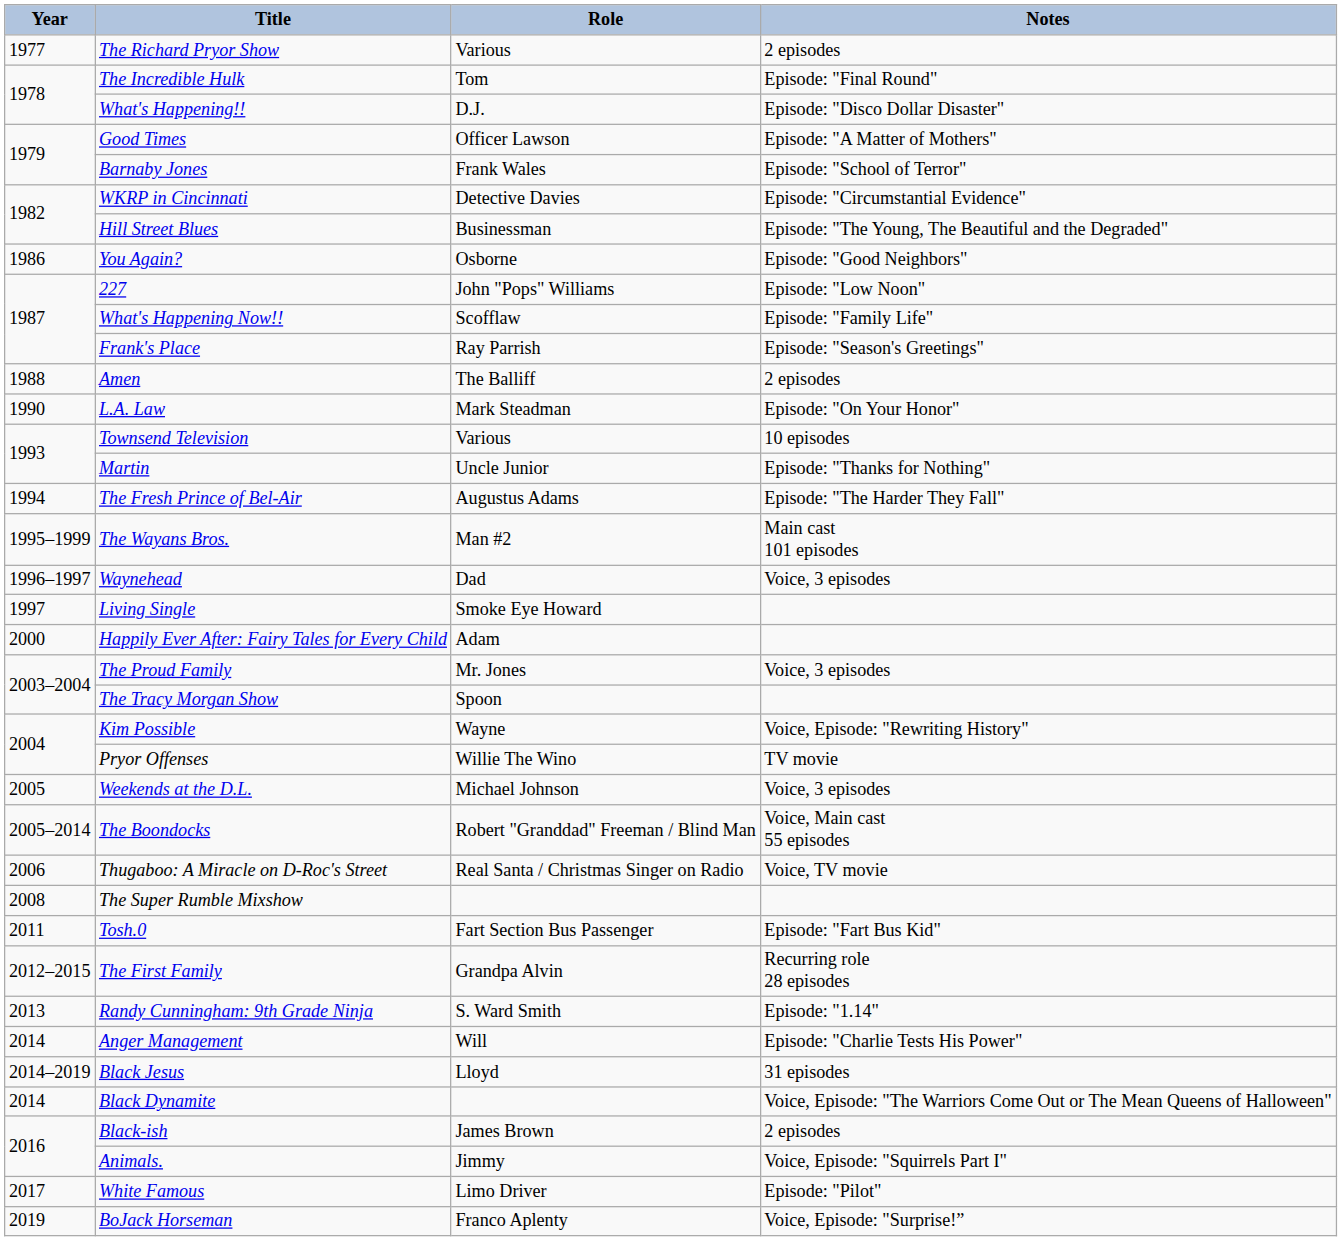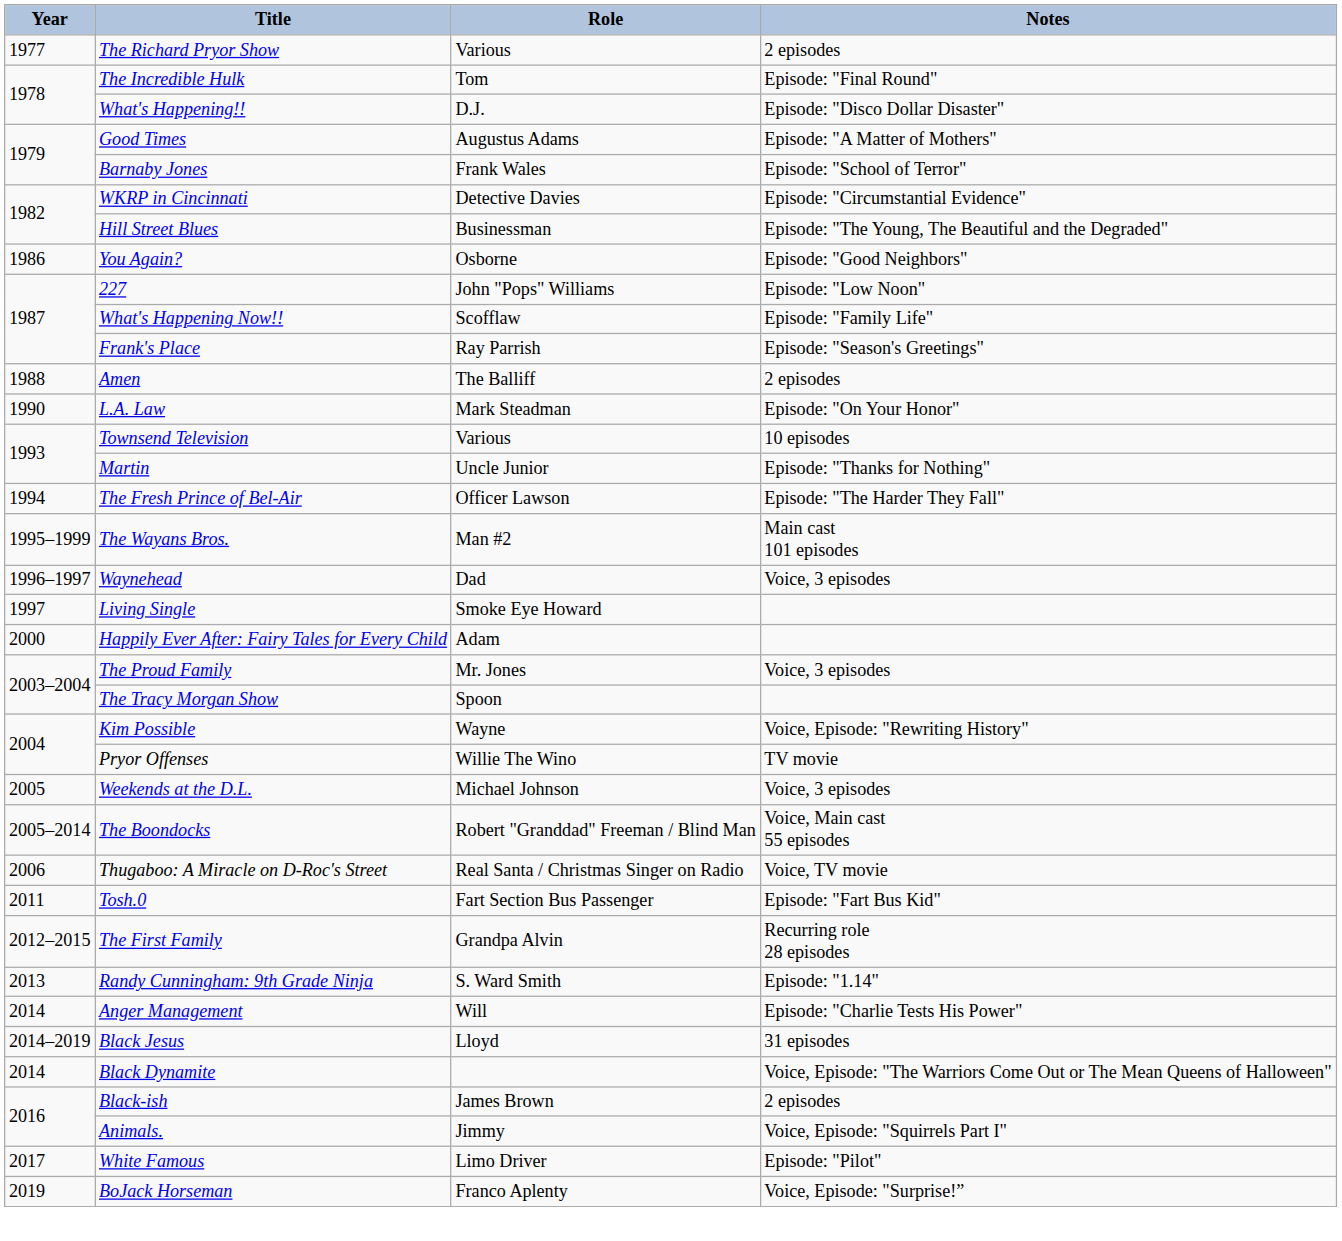(512, 139) Officer Lawson -> (517, 139) Augustus Adams
(517, 498) Augustus Adams -> (512, 498) Officer Lawson
- row: (201, 900)
